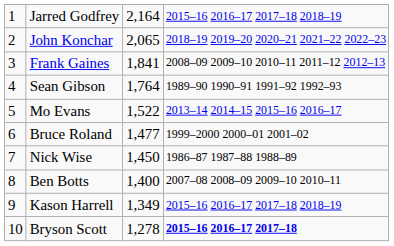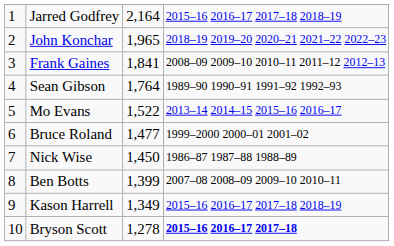(143, 39) 2,065 -> (143, 39) 1,965
(143, 181) 1,400 -> (143, 181) 1,399
